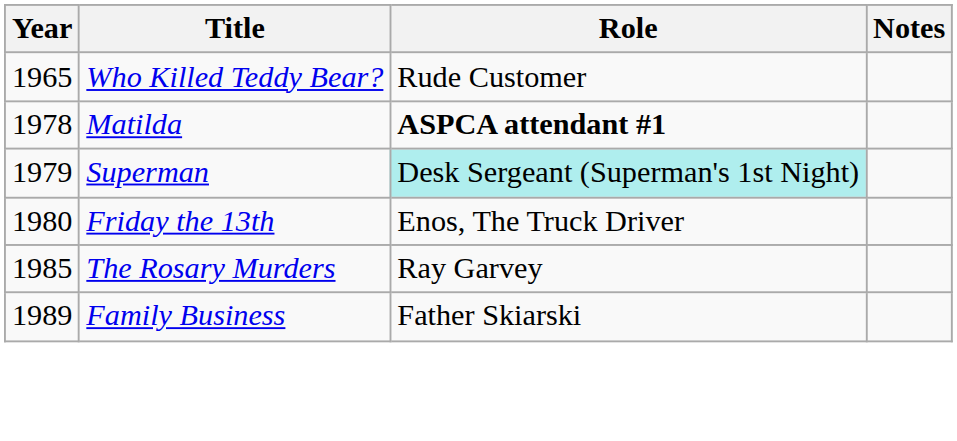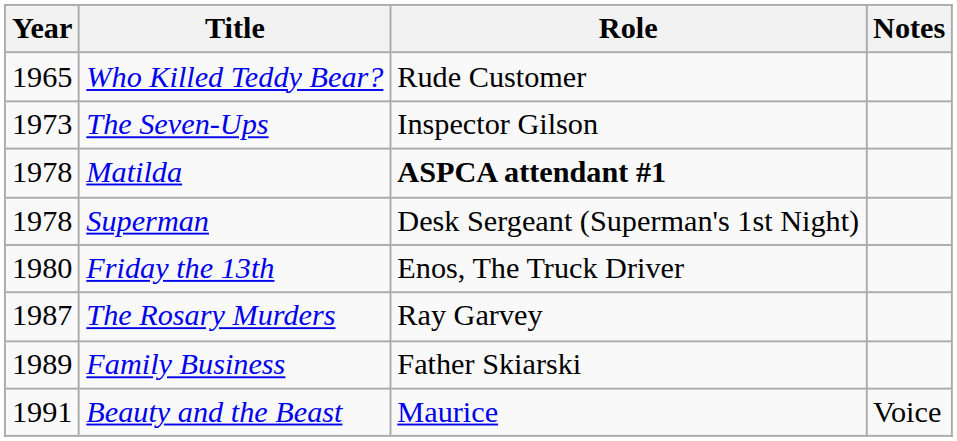+ row: (177, 124)
(42, 172) 1979 -> (42, 220) 1978
(628, 172) paleturquoise background -> (628, 220) no background
(42, 268) 1985 -> (42, 316) 1987
+ row: (214, 412)
